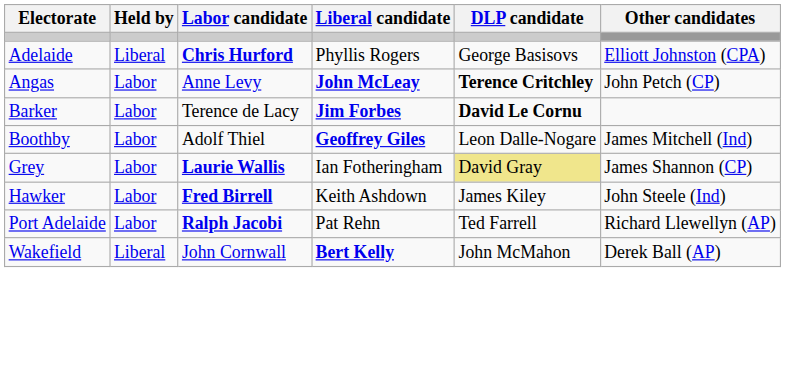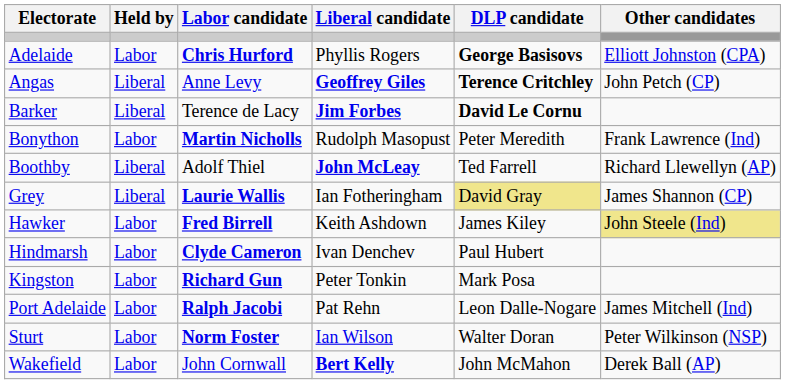(140, 54) Liberal -> (135, 54) Labor
(518, 54) normal -> (520, 54) bold
(135, 83) Labor -> (140, 83) Liberal
(368, 83) John McLeay -> (370, 83) Geoffrey Giles
(135, 111) Labor -> (140, 111) Liberal
+ row: (44, 139)
(135, 139) Labor -> (140, 167) Liberal
(370, 139) Geoffrey Giles -> (368, 167) John McLeay
(527, 139) Leon Dalle-Nogare -> (498, 167) Ted Farrell
(678, 139) James Mitchell (Ind) -> (690, 167) Richard Llewellyn (AP)
(135, 167) Labor -> (140, 195) Liberal
(665, 195) no background -> (665, 223) khaki background
+ row: (48, 252)
+ row: (41, 280)
(498, 223) Ted Farrell -> (527, 308) Leon Dalle-Nogare
(690, 223) Richard Llewellyn (AP) -> (678, 308) James Mitchell (Ind)
+ row: (26, 336)
(140, 252) Liberal -> (135, 364) Labor
